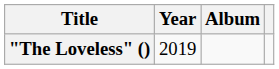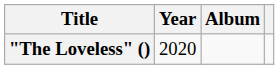(178, 49) 2019 -> (178, 49) 2020
